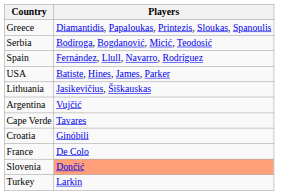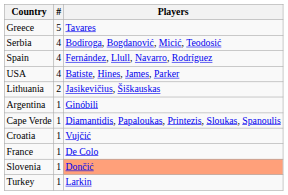+ column: (59, 12)
(164, 27) Diamantidis, Papaloukas, Printezis, Sloukas, Spanoulis -> (81, 27) Tavares
(69, 105) Vujčić -> (82, 105) Ginóbili
(71, 120) Tavares -> (173, 120) Diamantidis, Papaloukas, Printezis, Sloukas, Spanoulis
(72, 136) Ginóbili -> (78, 136) Vujčić
